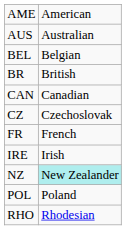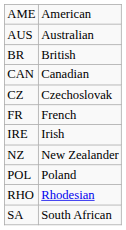- row: (19, 54)
(80, 174) paleturquoise background -> (80, 154) no background
+ row: (15, 214)
